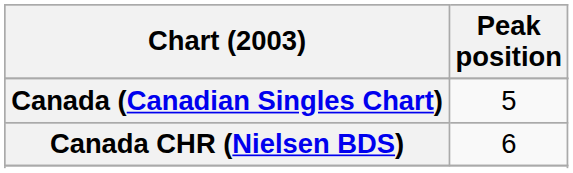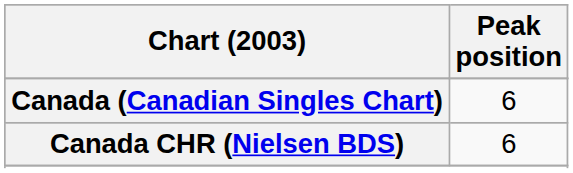(509, 100) 5 -> (509, 100) 6
